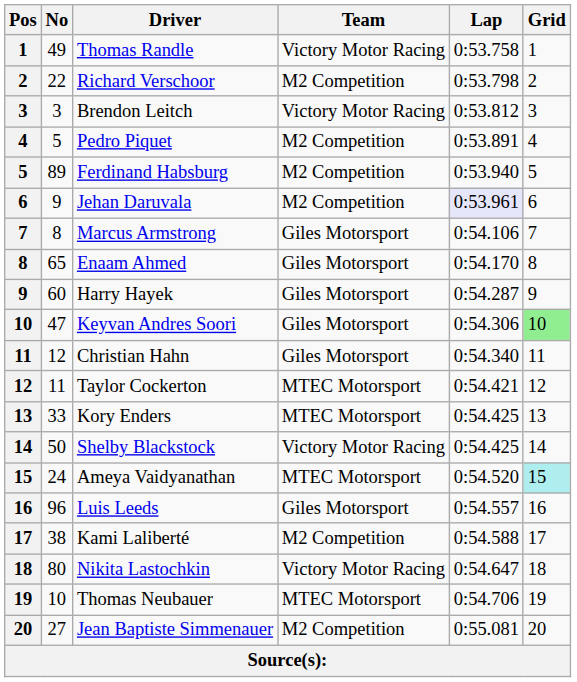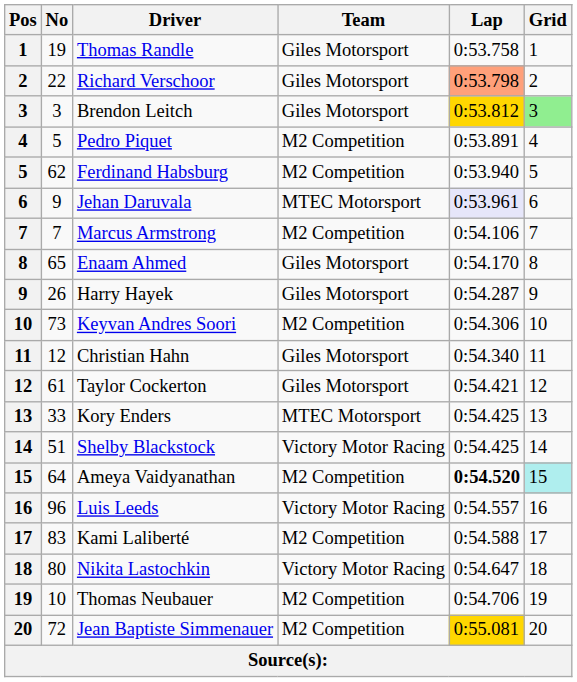(57, 49) 49 -> (57, 49) 19
(363, 49) Victory Motor Racing -> (345, 49) Giles Motorsport
(343, 80) M2 Competition -> (345, 80) Giles Motorsport
(486, 80) no background -> (486, 80) lightsalmon background
(363, 110) Victory Motor Racing -> (345, 110) Giles Motorsport
(486, 110) no background -> (486, 110) gold background
(532, 110) no background -> (533, 110) lightgreen background
(57, 171) 89 -> (57, 171) 62
(343, 202) M2 Competition -> (351, 202) MTEC Motorsport
(57, 232) 8 -> (57, 232) 7
(345, 232) Giles Motorsport -> (343, 232) M2 Competition
(57, 293) 60 -> (57, 293) 26
(57, 324) 47 -> (57, 324) 73
(345, 324) Giles Motorsport -> (343, 324) M2 Competition
(537, 324) lightgreen background -> (538, 324) no background
(57, 385) 11 -> (57, 385) 61
(351, 385) MTEC Motorsport -> (345, 385) Giles Motorsport
(57, 446) 50 -> (57, 446) 51
(57, 477) 24 -> (57, 477) 64
(351, 477) MTEC Motorsport -> (343, 477) M2 Competition
(486, 477) normal -> (487, 477) bold
(345, 507) Giles Motorsport -> (363, 507) Victory Motor Racing
(57, 538) 38 -> (57, 538) 83
(351, 599) MTEC Motorsport -> (343, 599) M2 Competition
(57, 629) 27 -> (57, 629) 72
(486, 629) no background -> (486, 629) gold background
